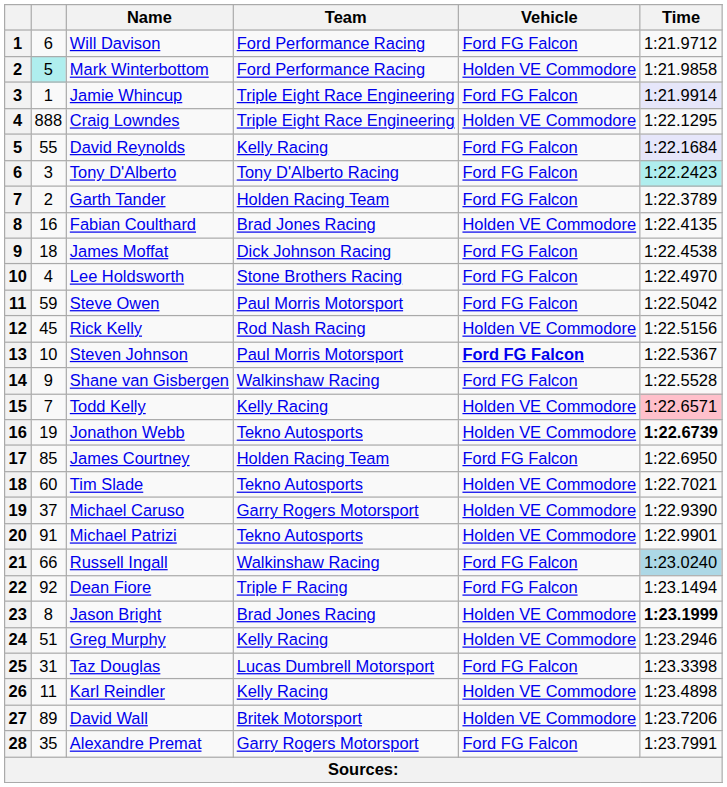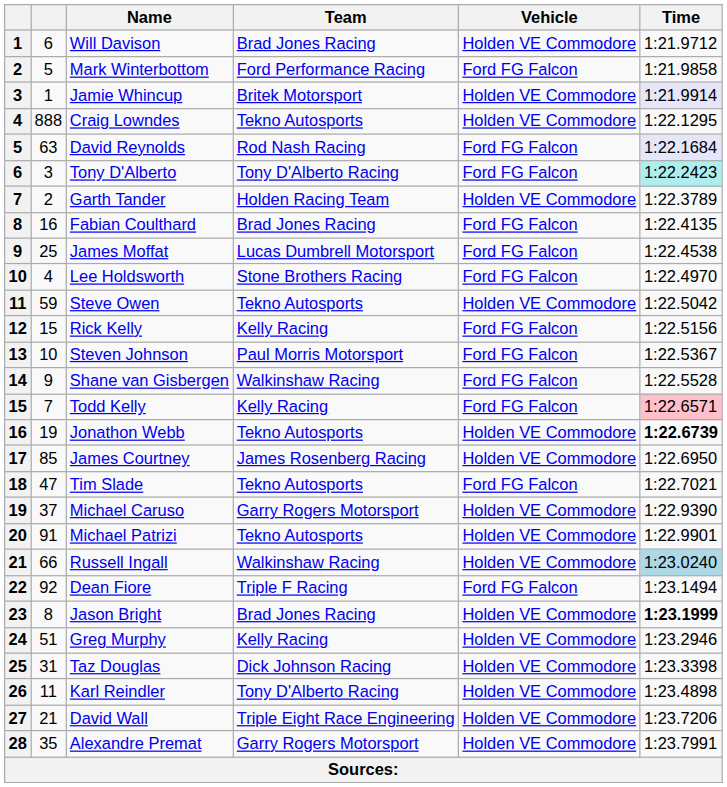(331, 43) Ford Performance Racing -> (306, 43) Brad Jones Racing
(520, 43) Ford FG Falcon -> (549, 43) Holden VE Commodore
(48, 69) paleturquoise background -> (48, 69) no background
(549, 69) Holden VE Commodore -> (520, 69) Ford FG Falcon
(346, 95) Triple Eight Race Engineering -> (299, 95) Britek Motorsport
(520, 95) Ford FG Falcon -> (549, 95) Holden VE Commodore
(346, 121) Triple Eight Race Engineering -> (300, 121) Tekno Autosports
(48, 147) 55 -> (48, 147) 63
(282, 147) Kelly Racing -> (301, 147) Rod Nash Racing
(520, 199) Ford FG Falcon -> (549, 199) Holden VE Commodore
(549, 225) Holden VE Commodore -> (520, 225) Ford FG Falcon
(48, 251) 18 -> (48, 251) 25
(314, 251) Dick Johnson Racing -> (335, 251) Lucas Dumbrell Motorsport
(320, 303) Paul Morris Motorsport -> (300, 303) Tekno Autosports
(520, 303) Ford FG Falcon -> (549, 303) Holden VE Commodore
(48, 328) 45 -> (48, 328) 15
(301, 328) Rod Nash Racing -> (282, 328) Kelly Racing
(549, 328) Holden VE Commodore -> (520, 328) Ford FG Falcon
(523, 354) bold -> (520, 354) normal
(549, 406) Holden VE Commodore -> (520, 406) Ford FG Falcon
(313, 458) Holden Racing Team -> (331, 458) James Rosenberg Racing
(520, 458) Ford FG Falcon -> (549, 458) Holden VE Commodore
(48, 484) 60 -> (48, 484) 47
(549, 484) Holden VE Commodore -> (520, 484) Ford FG Falcon
(520, 562) Ford FG Falcon -> (549, 562) Holden VE Commodore
(335, 666) Lucas Dumbrell Motorsport -> (314, 666) Dick Johnson Racing
(520, 666) Ford FG Falcon -> (549, 666) Holden VE Commodore
(282, 692) Kelly Racing -> (318, 692) Tony D'Alberto Racing
(48, 718) 89 -> (48, 718) 21
(299, 718) Britek Motorsport -> (346, 718) Triple Eight Race Engineering
(520, 743) Ford FG Falcon -> (549, 743) Holden VE Commodore
